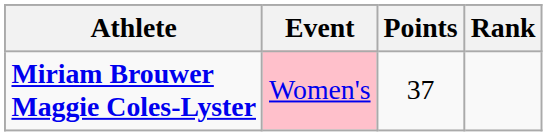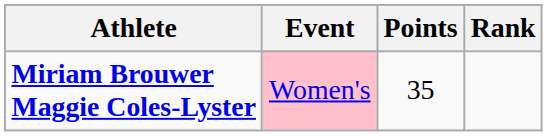(421, 90) 37 -> (421, 90) 35
